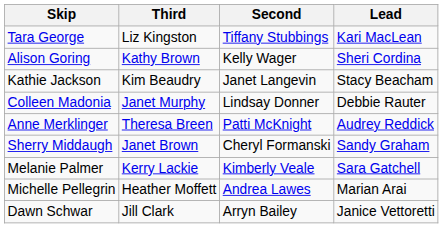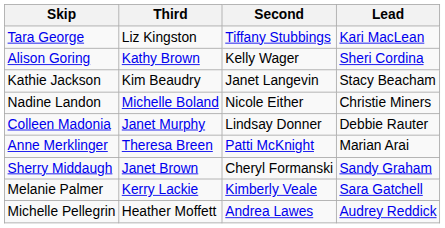+ row: (54, 102)
(385, 124) Audrey Reddick -> (374, 146) Marian Arai
(372, 189) Marian Arai -> (388, 211) Audrey Reddick
- row: (50, 211)
